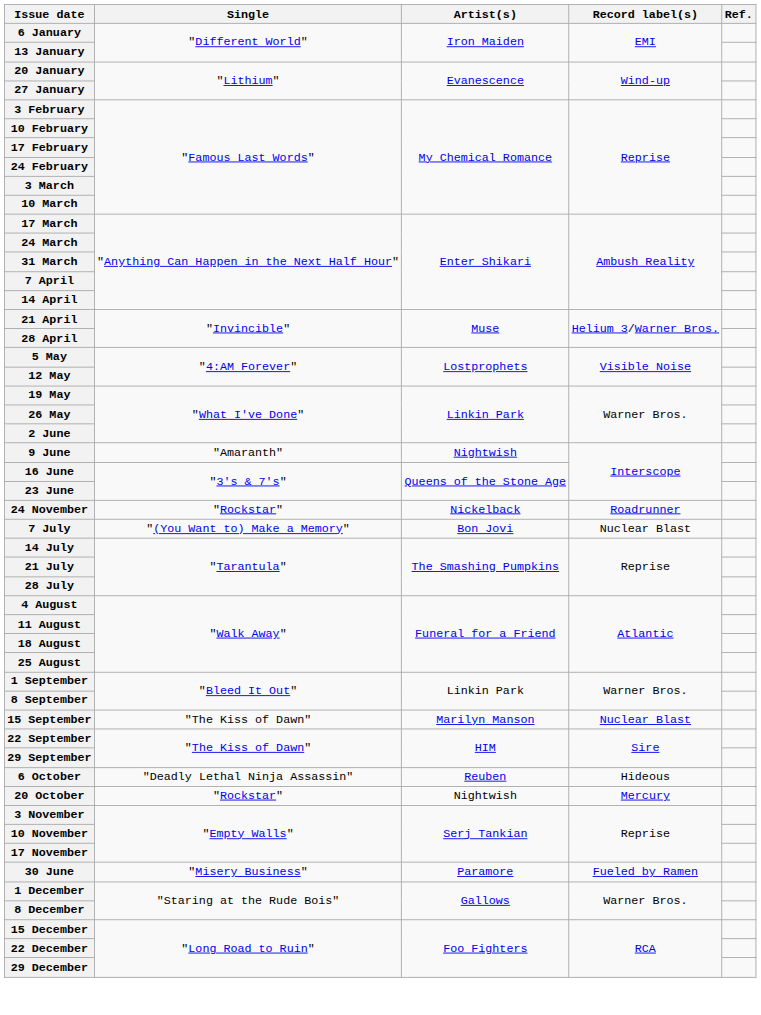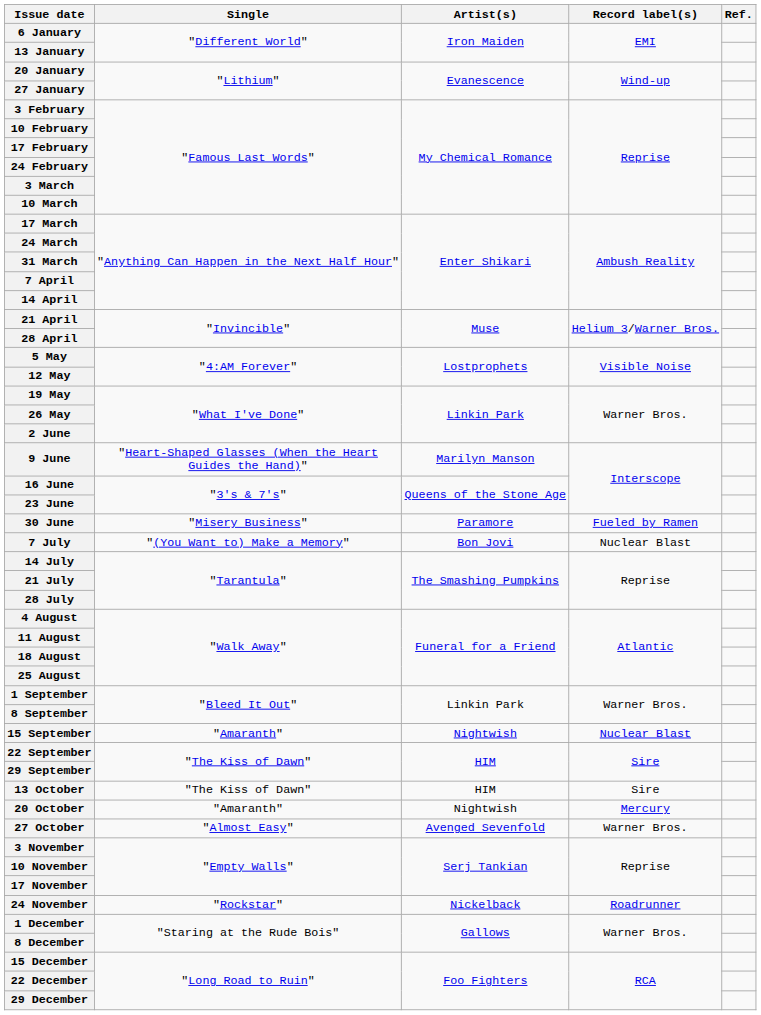(248, 453) "Amaranth" -> (248, 459) "Heart-Shaped Glasses (When the Heart Guides the Hand)"
(485, 453) Nightwish -> (485, 459) Marilyn Manson
rows swapped: (49, 872) <-> (49, 510)
(248, 720) "The Kiss of Dawn" -> (248, 733) "Amaranth"
(485, 720) Marilyn Manson -> (485, 733) Nightwish
- row: (49, 777)
+ row: (49, 790)
(248, 796) "Rockstar" -> (248, 809) "Amaranth"
+ row: (49, 828)
